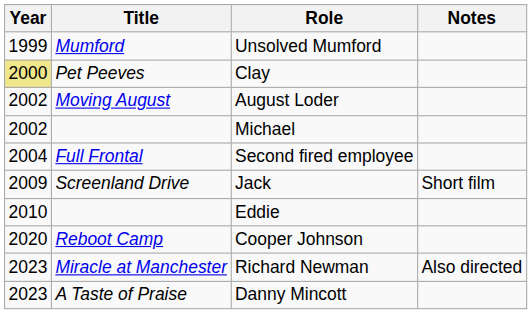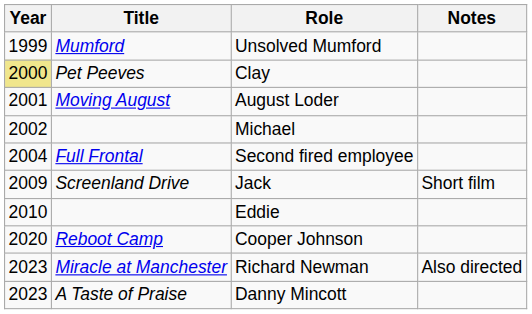(28, 101) 2002 -> (28, 101) 2001
